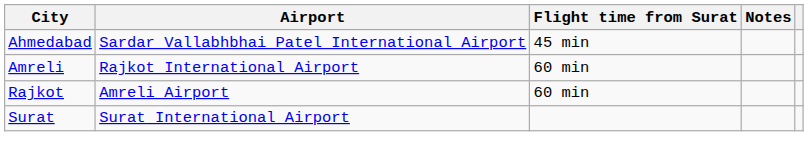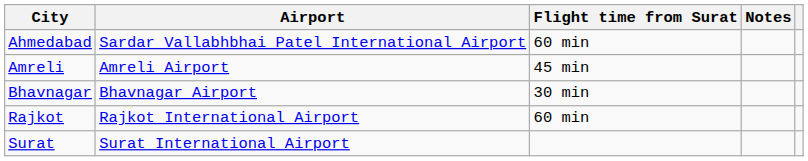(561, 42) 45 min -> (561, 42) 60 min
(229, 68) Rajkot International Airport -> (164, 68) Amreli Airport
(561, 68) 60 min -> (561, 68) 45 min
+ row: (50, 93)
(164, 93) Amreli Airport -> (229, 118) Rajkot International Airport
